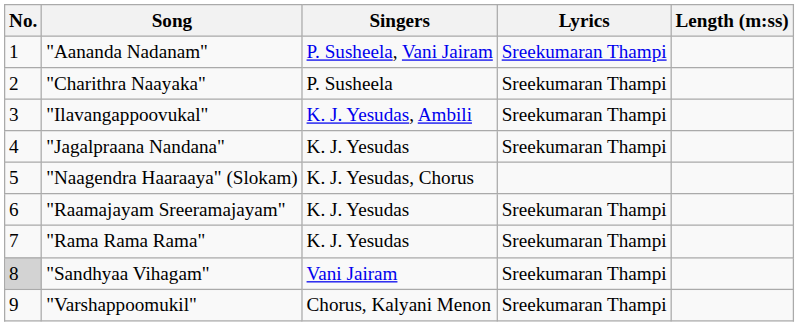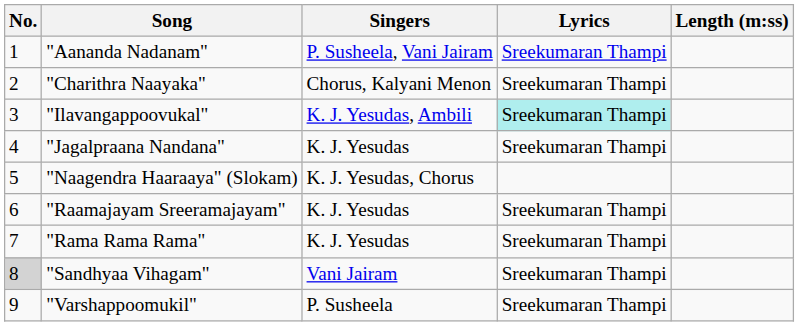(350, 83) P. Susheela -> (399, 83) Chorus, Kalyani Menon
(584, 115) no background -> (584, 115) paleturquoise background
(399, 304) Chorus, Kalyani Menon -> (350, 304) P. Susheela
